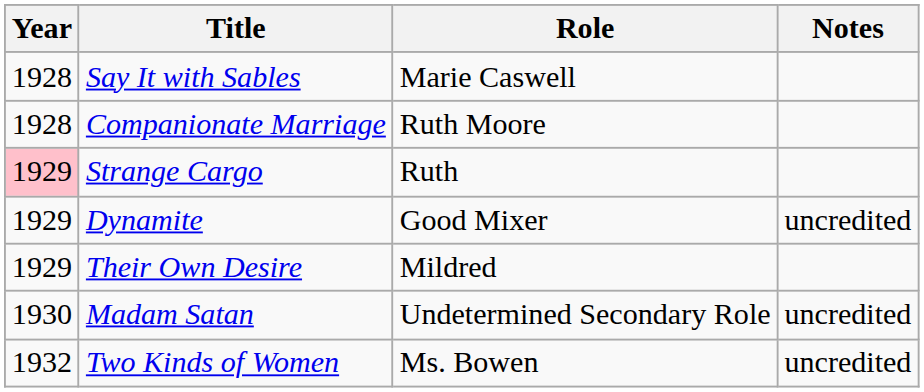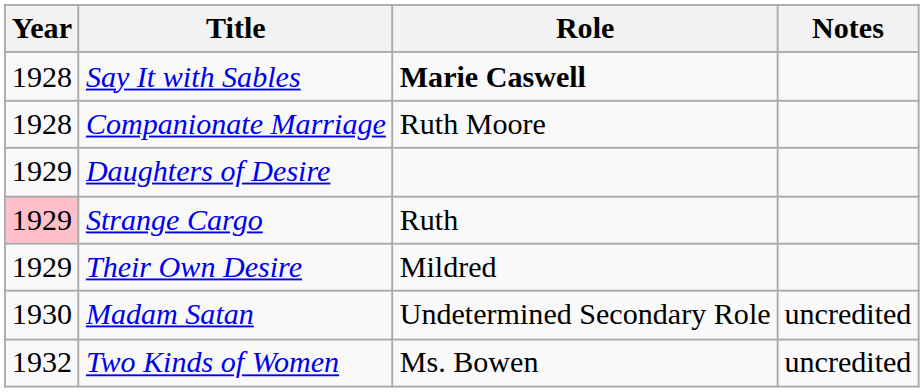(488, 76) normal -> (493, 76) bold
+ row: (208, 171)
- row: (144, 219)
